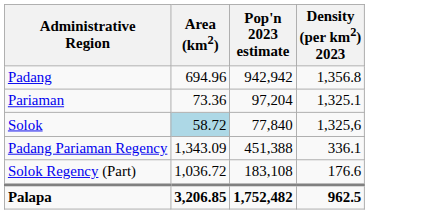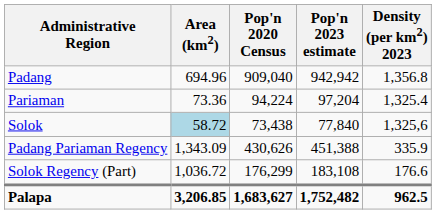+ column: (263, 35)
(339, 101) 1,325.1 -> (405, 101) 1,325.4
(345, 148) 336.1 -> (411, 148) 335.9
